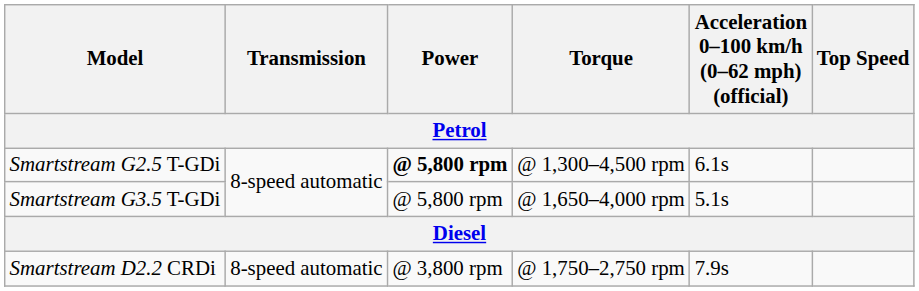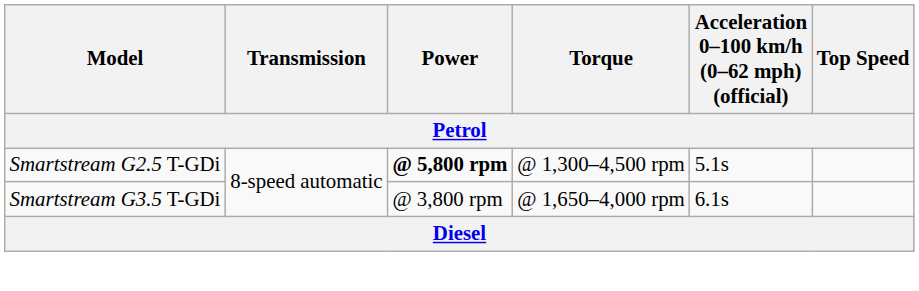(712, 164) 6.1s -> (712, 164) 5.1s
(448, 199) @ 5,800 rpm -> (448, 199) @ 3,800 rpm
(712, 199) 5.1s -> (712, 199) 6.1s
- row: (113, 268)
